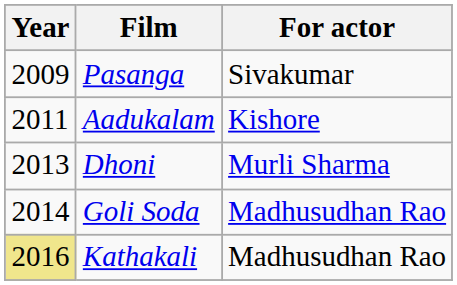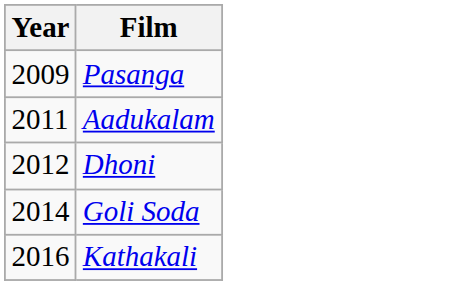- column: (337, 27)
(41, 165) 2013 -> (41, 165) 2012
(41, 257) khaki background -> (41, 257) no background
